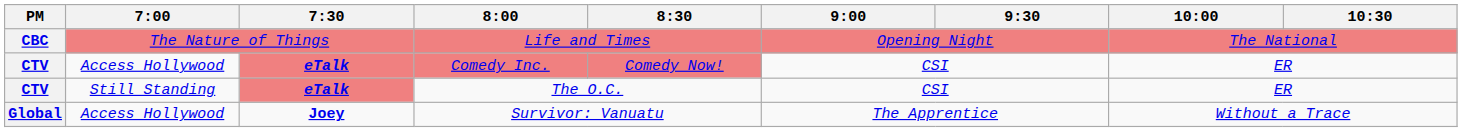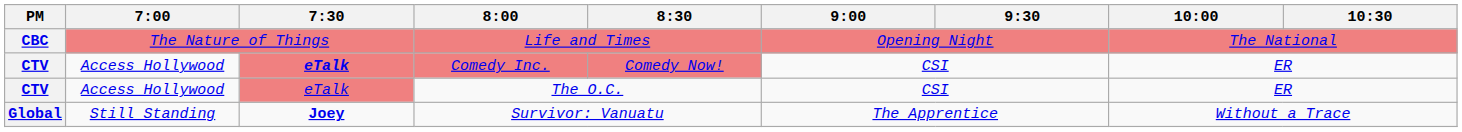(153, 90) Still Standing -> (153, 90) Access Hollywood
(326, 90) bold -> (326, 90) normal
(153, 114) Access Hollywood -> (153, 114) Still Standing
